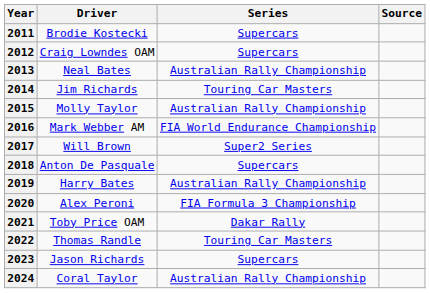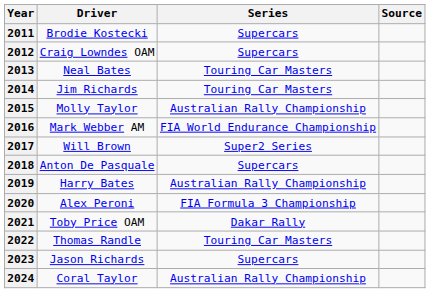(268, 70) Australian Rally Championship -> (268, 70) Touring Car Masters
